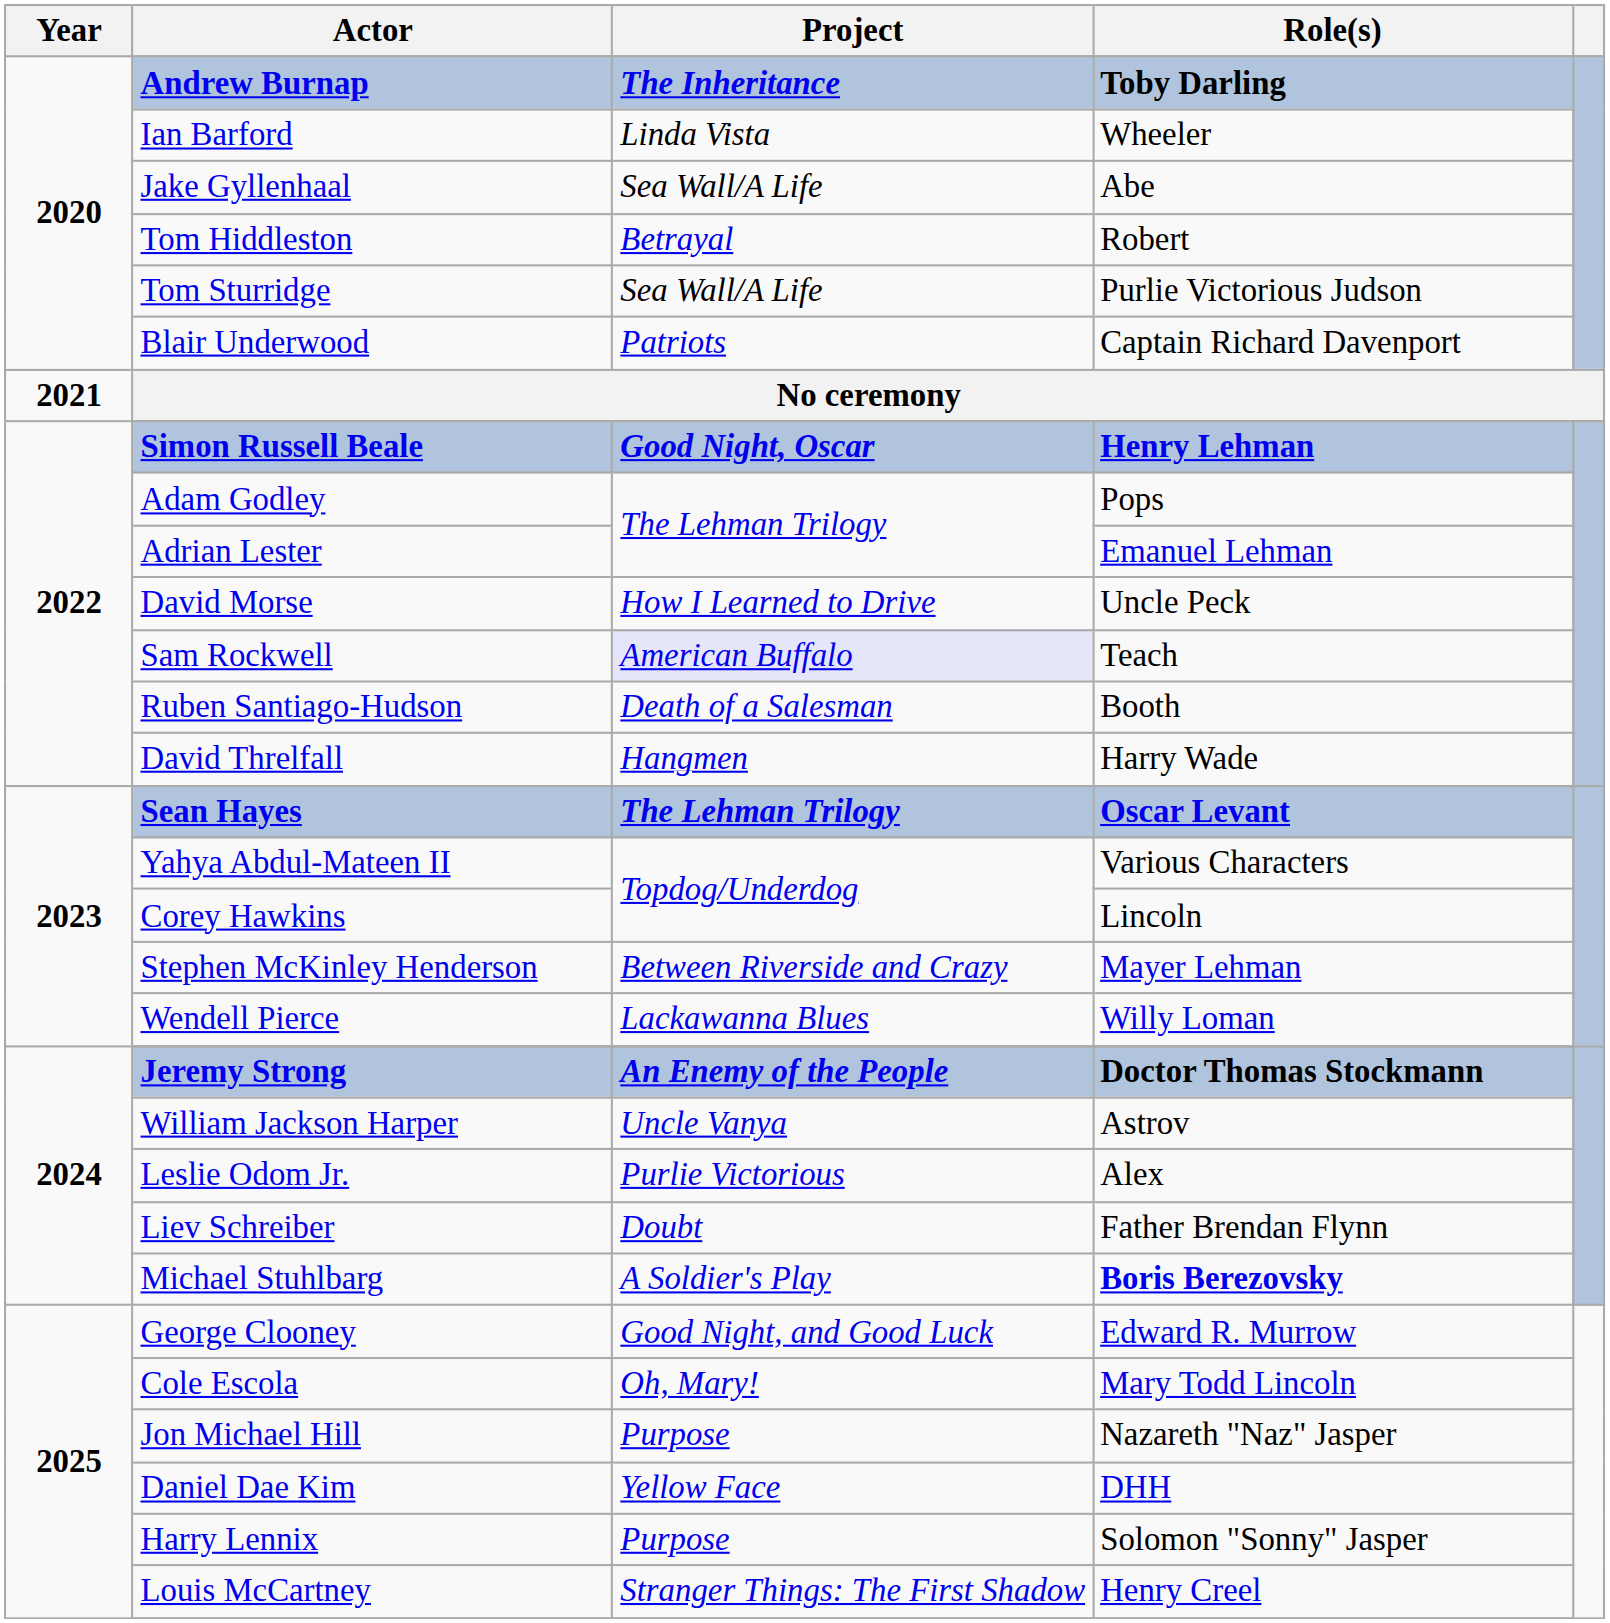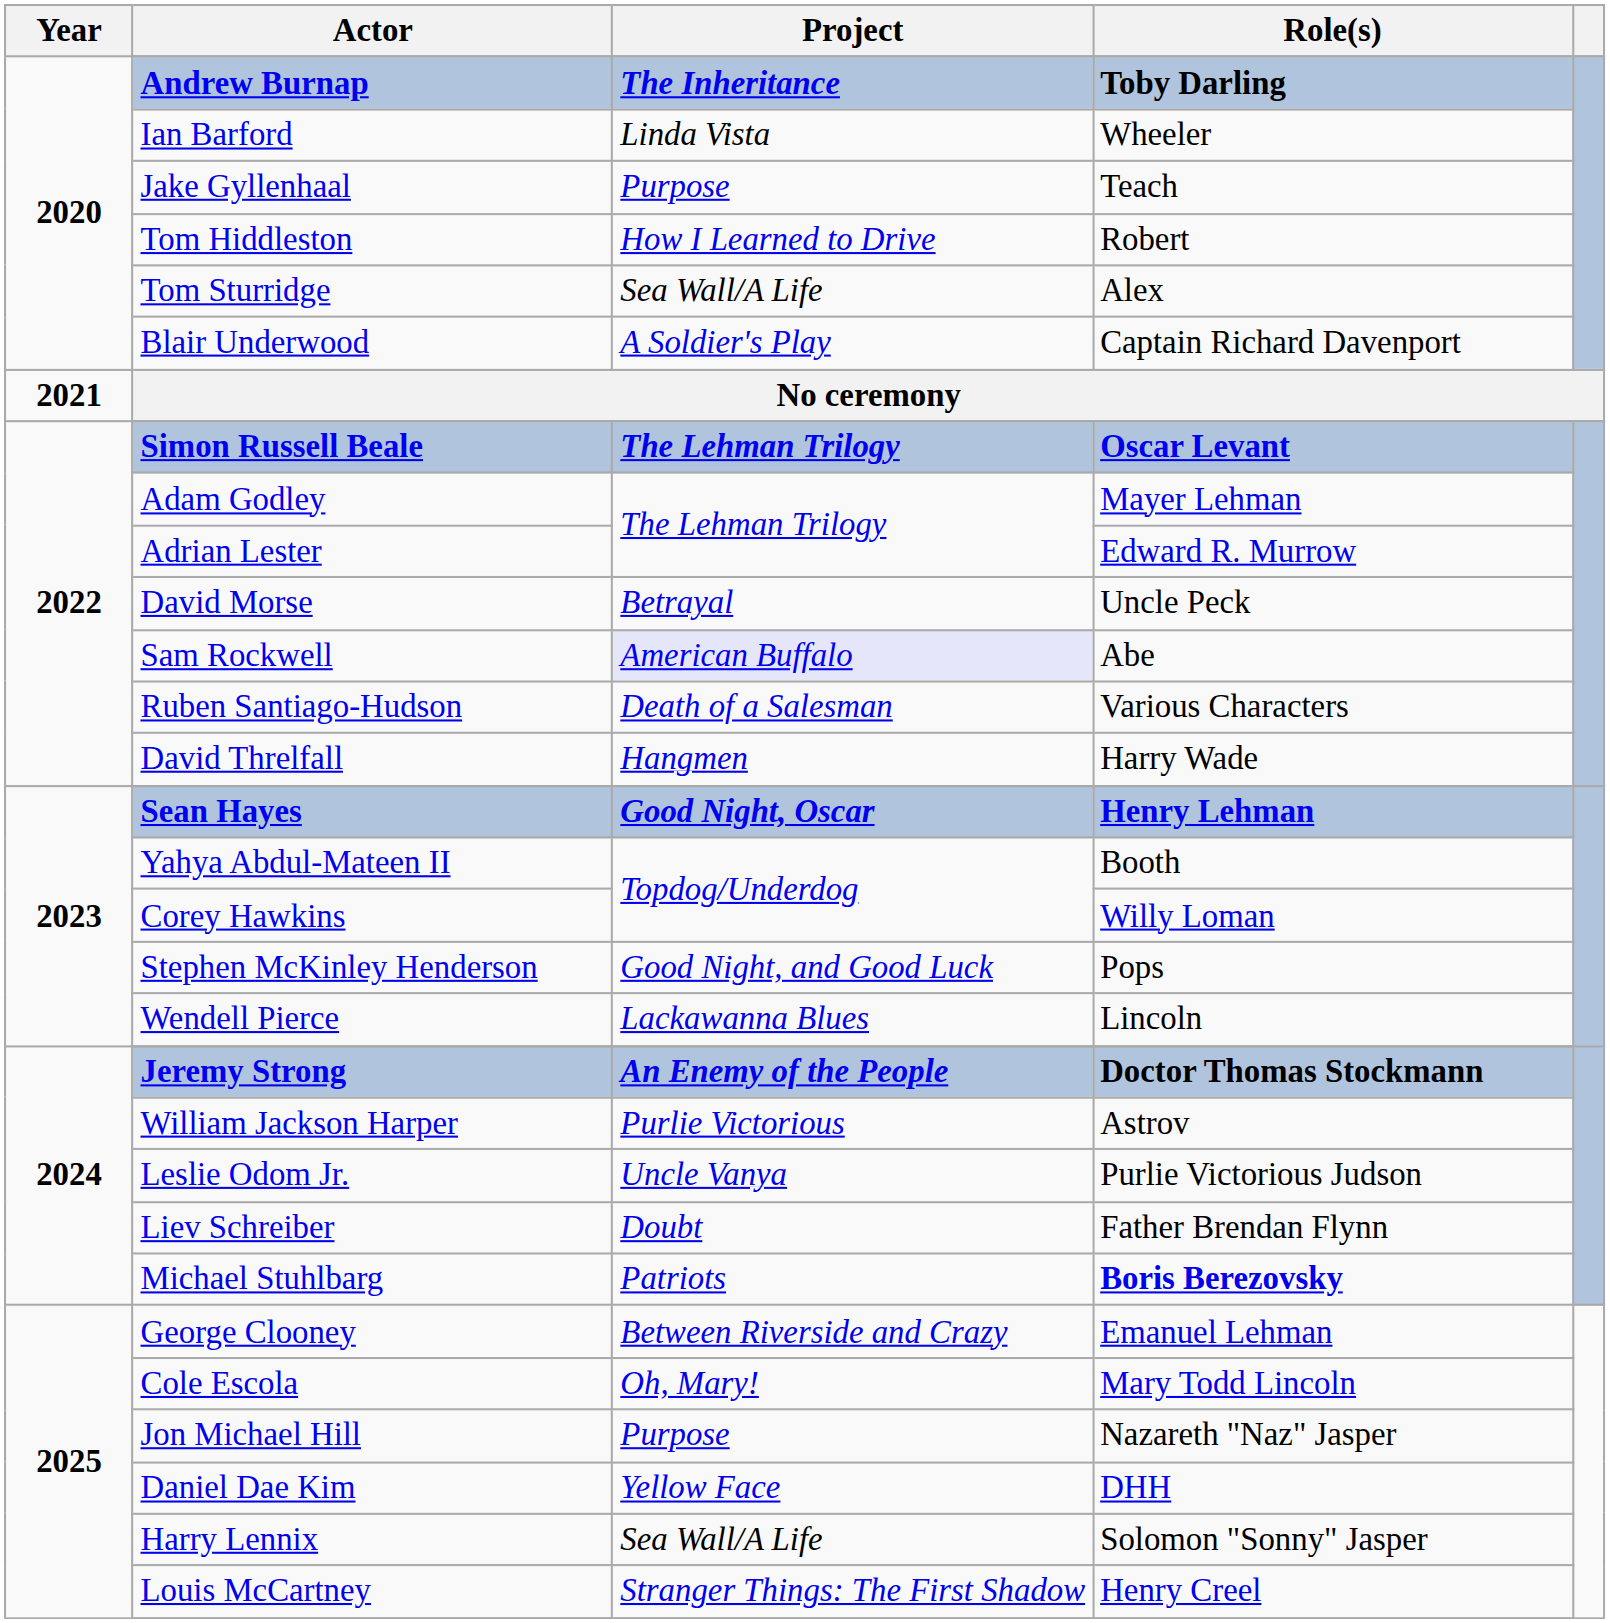(721, 186) Sea Wall/A Life -> (675, 186) Purpose
(1127, 186) Abe -> (1139, 186) Teach
(677, 238) Betrayal -> (778, 238) How I Learned to Drive
(1261, 290) Purlie Victorious Judson -> (1132, 290) Alex
(673, 342) Patriots -> (726, 342) A Soldier's Play
(747, 446) Good Night, Oscar -> (760, 446) The Lehman Trilogy
(1207, 446) Henry Lehman -> (1195, 446) Oscar Levant
(1132, 498) Pops -> (1201, 498) Mayer Lehman
(1216, 550) Emanuel Lehman -> (1228, 550) Edward R. Murrow
(778, 602) How I Learned to Drive -> (677, 602) Betrayal
(1139, 654) Teach -> (1127, 654) Abe
(1140, 706) Booth -> (1225, 706) Various Characters
(760, 810) The Lehman Trilogy -> (747, 810) Good Night, Oscar
(1195, 810) Oscar Levant -> (1207, 810) Henry Lehman
(1225, 862) Various Characters -> (1140, 862) Booth
(1151, 914) Lincoln -> (1187, 914) Willy Loman
(814, 966) Between Riverside and Crazy -> (807, 966) Good Night, and Good Luck
(1201, 966) Mayer Lehman -> (1132, 966) Pops
(1187, 1018) Willy Loman -> (1151, 1018) Lincoln
(704, 1122) Uncle Vanya -> (733, 1122) Purlie Victorious
(733, 1174) Purlie Victorious -> (704, 1174) Uncle Vanya
(1132, 1174) Alex -> (1261, 1174) Purlie Victorious Judson
(726, 1278) A Soldier's Play -> (673, 1278) Patriots
(807, 1330) Good Night, and Good Luck -> (814, 1330) Between Riverside and Crazy
(1228, 1330) Edward R. Murrow -> (1216, 1330) Emanuel Lehman
(675, 1539) Purpose -> (721, 1539) Sea Wall/A Life
